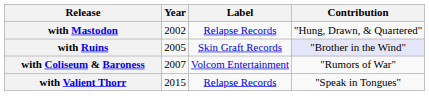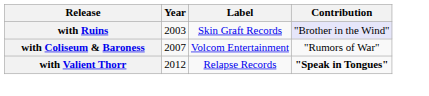- row: (83, 30)
(175, 47) 2005 -> (175, 30) 2003
(175, 82) 2015 -> (175, 64) 2012
(358, 82) normal -> (342, 64) bold
